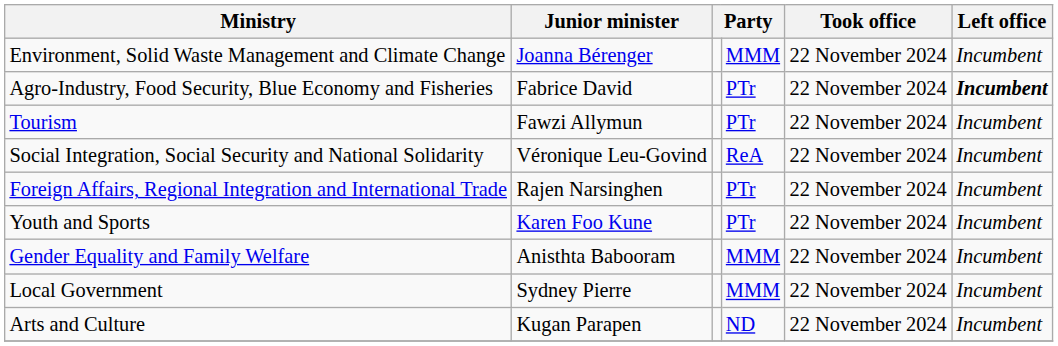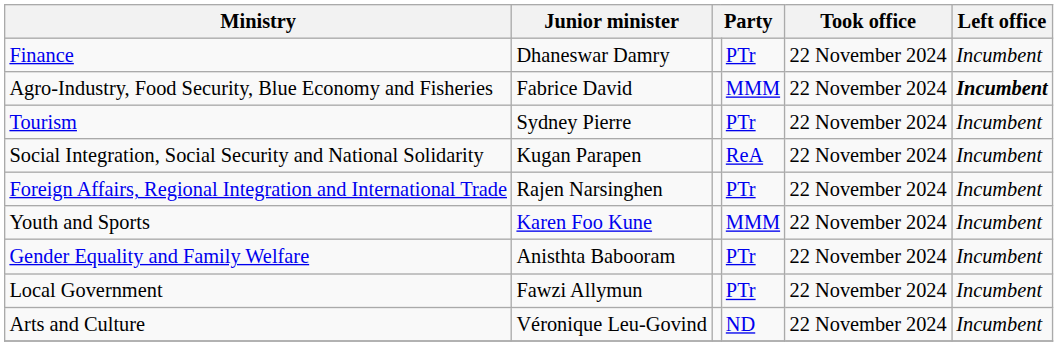+ row: (42, 55)
- row: (257, 55)
(741, 88) PTr -> (753, 88) MMM
(579, 122) Fawzi Allymun -> (574, 122) Sydney Pierre
(612, 155) Véronique Leu-Govind -> (579, 155) Kugan Parapen
(741, 222) PTr -> (753, 222) MMM
(753, 256) MMM -> (741, 256) PTr
(574, 290) Sydney Pierre -> (579, 290) Fawzi Allymun
(753, 290) MMM -> (741, 290) PTr
(579, 323) Kugan Parapen -> (612, 323) Véronique Leu-Govind
